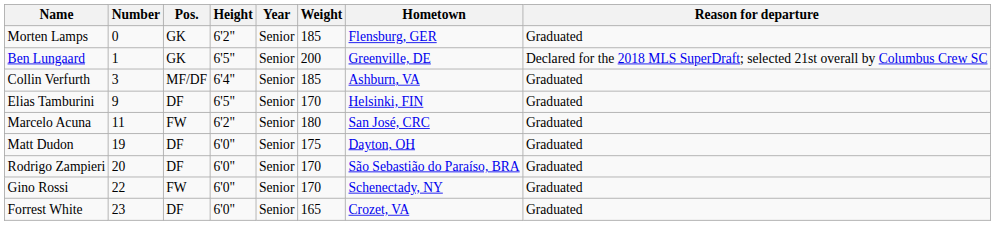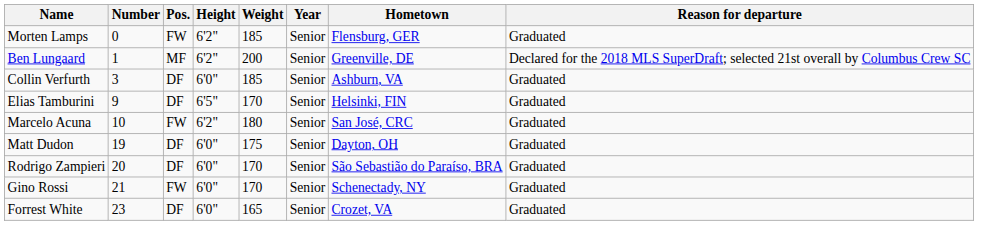columns swapped: (321, 15) <-> (277, 15)
(176, 36) GK -> (176, 36) FW
(176, 58) GK -> (176, 58) MF
(224, 58) 6'5" -> (207, 58) 6'2"
(187, 79) MF/DF -> (175, 79) DF
(224, 79) 6'4" -> (207, 79) 6'0"
(118, 123) 11 -> (118, 123) 10
(118, 187) 22 -> (118, 187) 21
